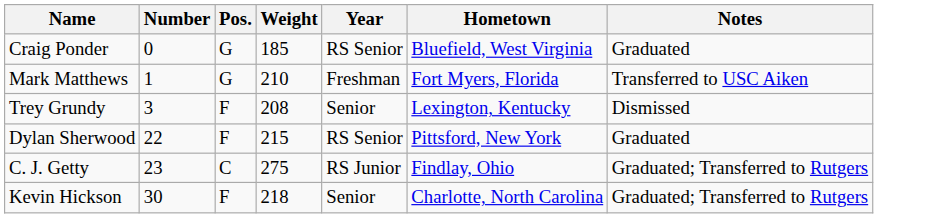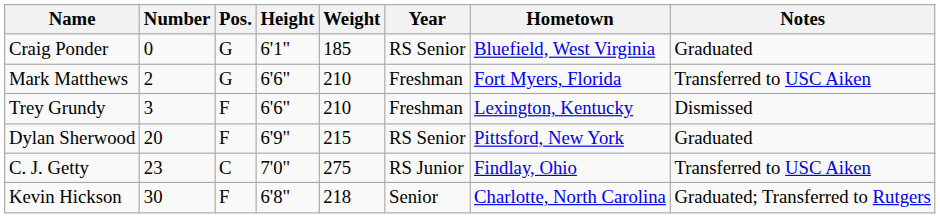+ column: (287, 19)
(149, 78) 1 -> (149, 78) 2
(274, 108) 208 -> (337, 108) 210
(351, 108) Senior -> (426, 108) Freshman
(153, 138) 22 -> (153, 138) 20
(740, 167) Graduated; Transferred to Rutgers -> (773, 167) Transferred to USC Aiken
